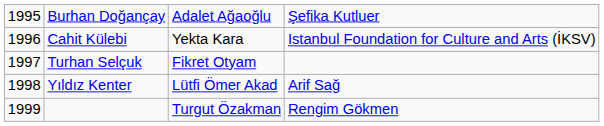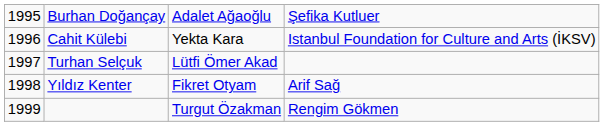(214, 62) Fikret Otyam -> (225, 62) Lütfi Ömer Akad
(225, 86) Lütfi Ömer Akad -> (214, 86) Fikret Otyam
